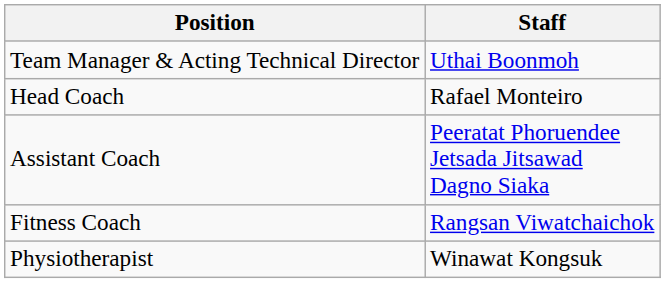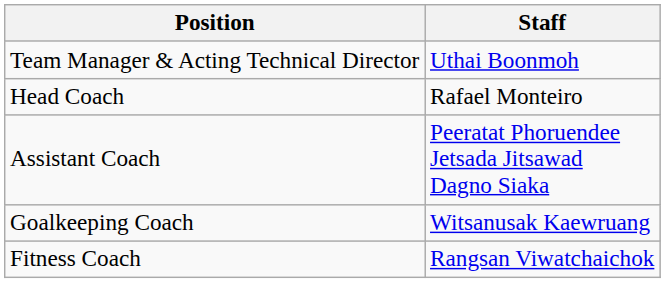+ row: (102, 222)
- row: (82, 259)
